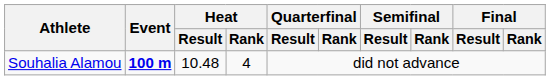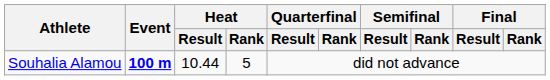(200, 63) 10.48 -> (200, 63) 10.44
(247, 63) 4 -> (247, 63) 5
